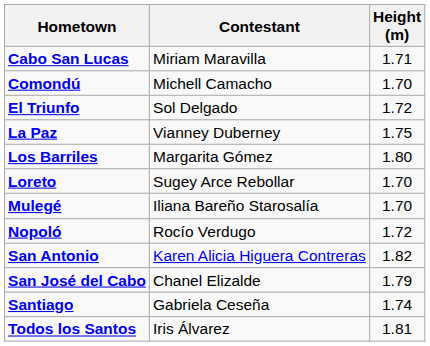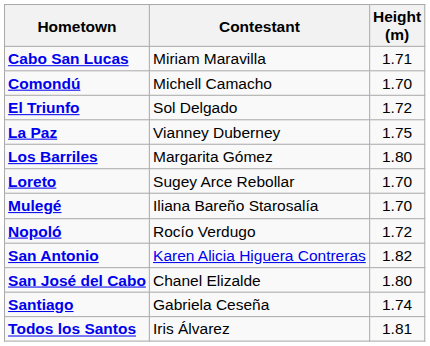(397, 280) 1.79 -> (397, 280) 1.80
